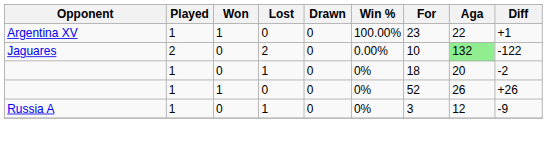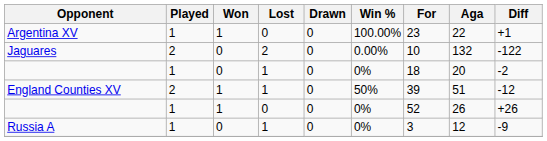(462, 52) lightgreen background -> (462, 52) no background
+ row: (64, 90)
